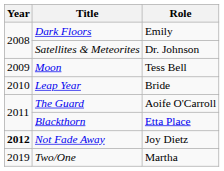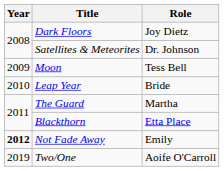(159, 31) Emily -> (167, 31) Joy Dietz
(180, 103) Aoife O'Carroll -> (161, 103) Martha
(167, 139) Joy Dietz -> (159, 139) Emily
(161, 157) Martha -> (180, 157) Aoife O'Carroll
